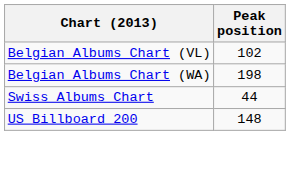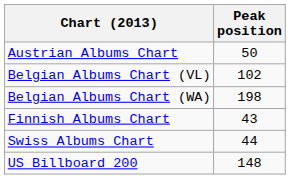+ row: (93, 53)
+ row: (89, 119)
